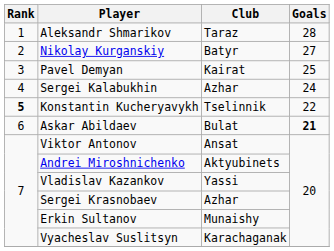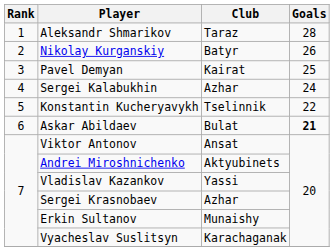(309, 51) 27 -> (309, 51) 26
(21, 107) bold -> (21, 107) normal
